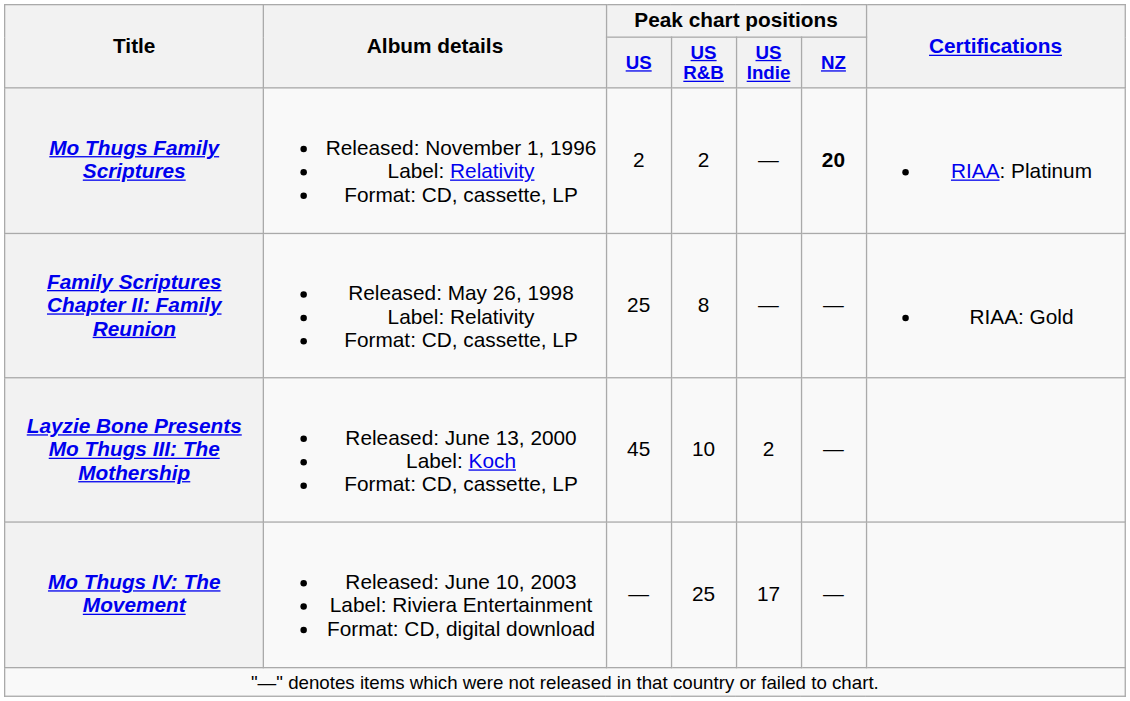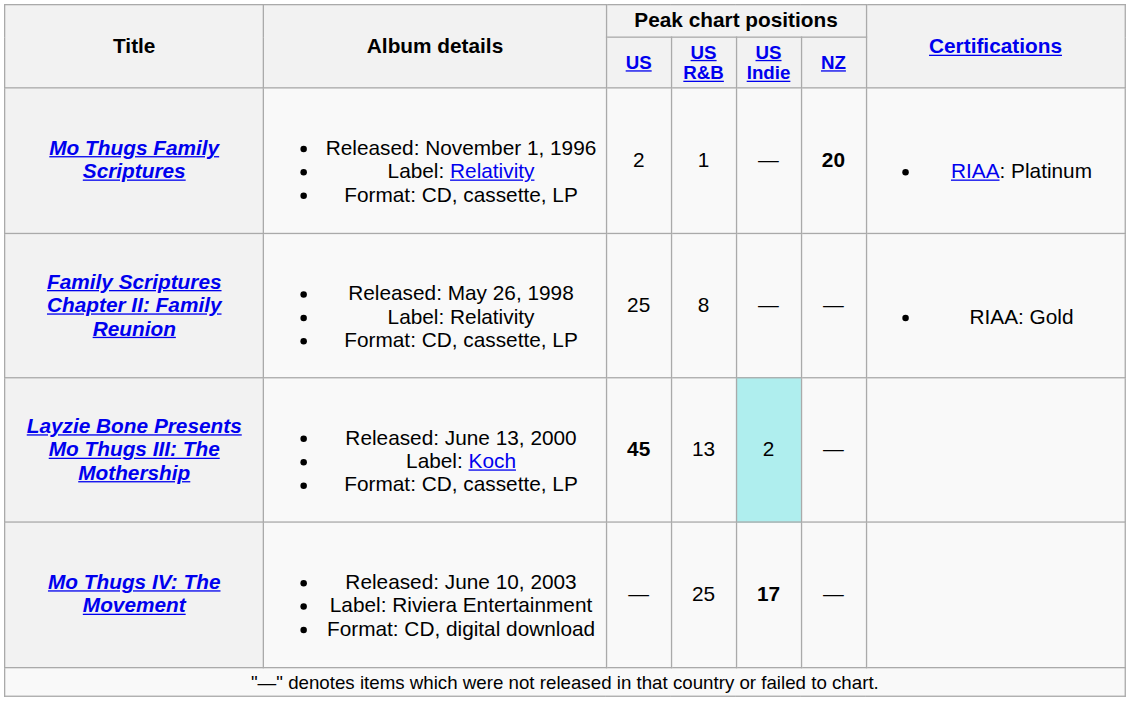(704, 160) 2 -> (704, 160) 1
(639, 449) normal -> (639, 449) bold
(704, 449) 10 -> (704, 449) 13
(769, 449) no background -> (769, 449) paleturquoise background
(769, 594) normal -> (769, 594) bold
